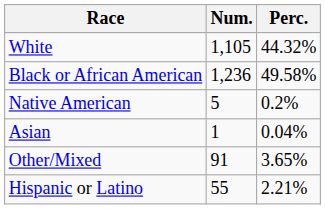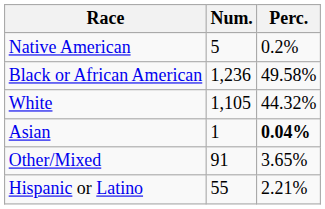rows swapped: (31, 47) <-> (70, 103)
(284, 132) normal -> (286, 132) bold
